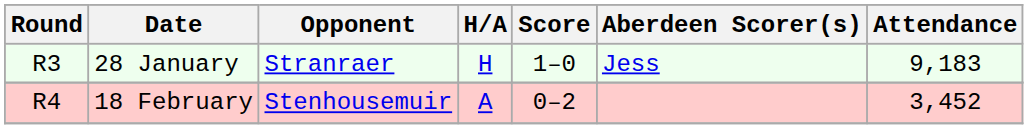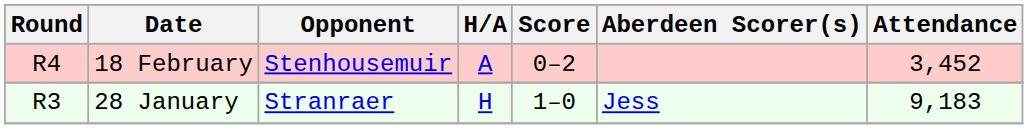rows swapped: (166, 64) <-> (174, 103)
